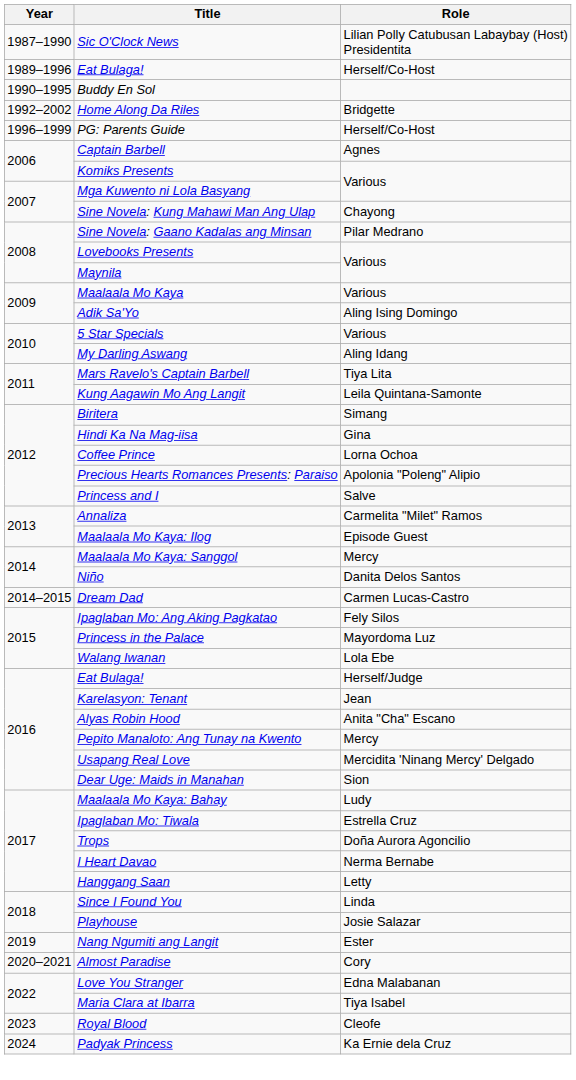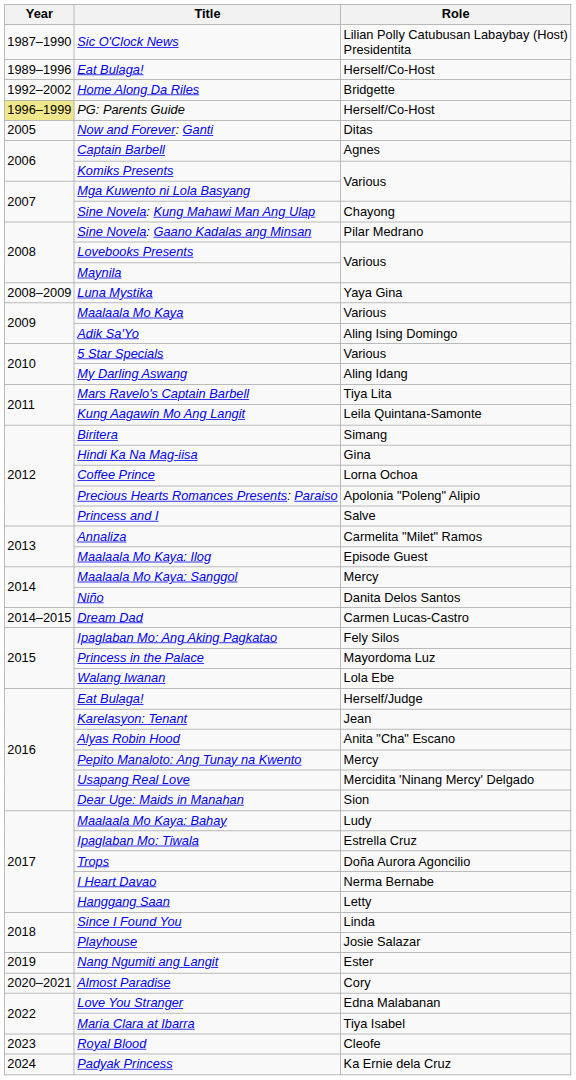- row: (116, 89)
(39, 130) no background -> (39, 110) khaki background
+ row: (145, 130)
+ row: (115, 292)
